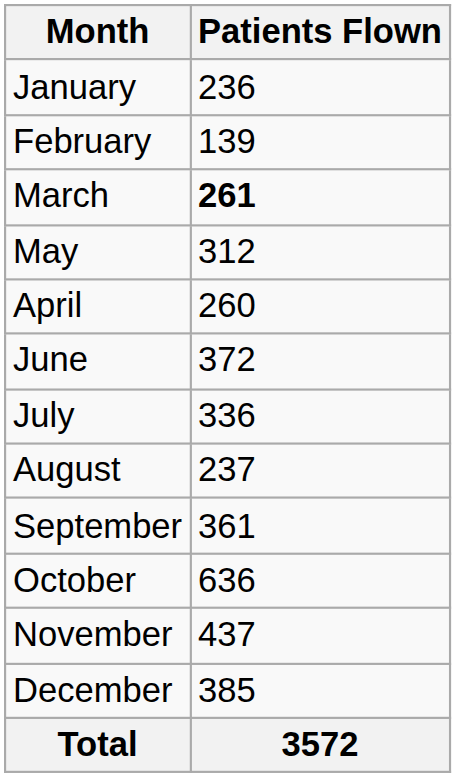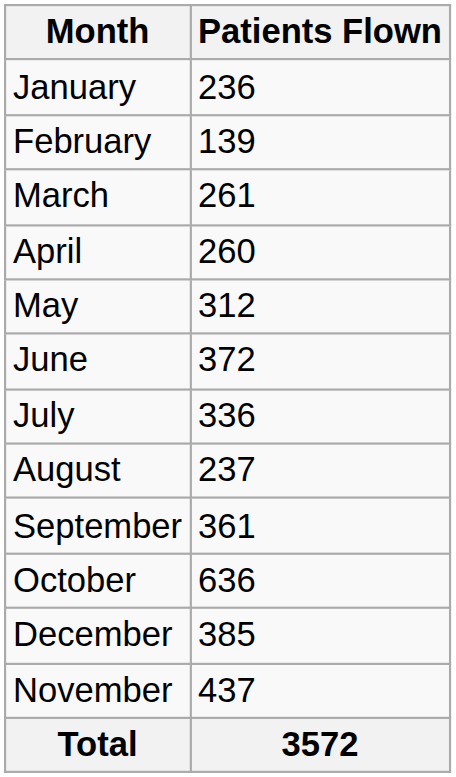(227, 196) bold -> (227, 196) normal
rows swapped: (48, 305) <-> (46, 251)
rows swapped: (93, 634) <-> (93, 689)
